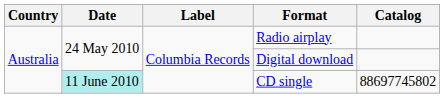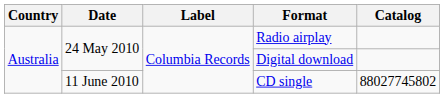(102, 81) paleturquoise background -> (102, 81) no background
(398, 81) 88697745802 -> (398, 81) 88027745802
